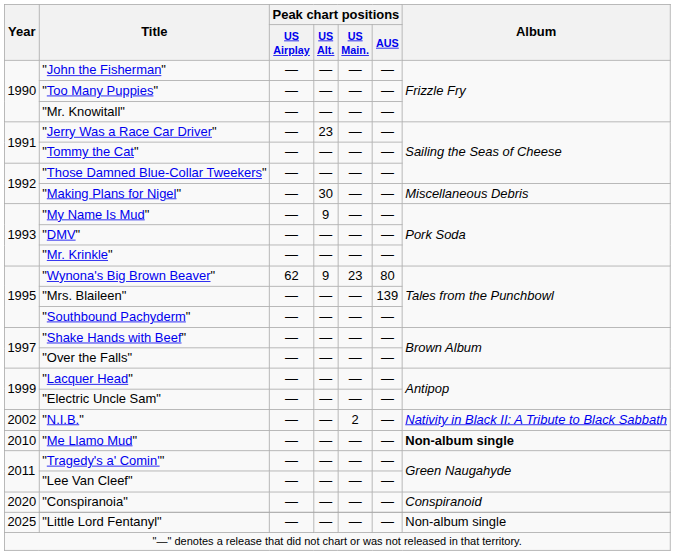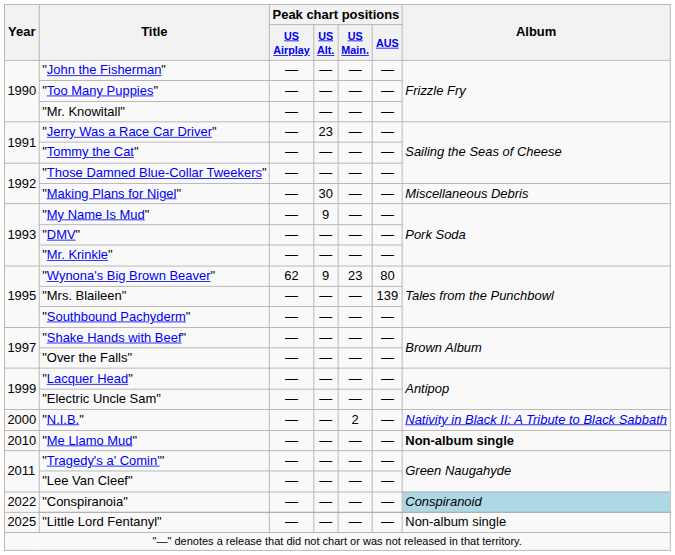(22, 419) 2002 -> (22, 419) 2000
(22, 502) 2020 -> (22, 502) 2022
(443, 502) no background -> (443, 502) lightblue background
